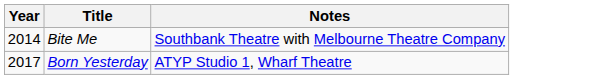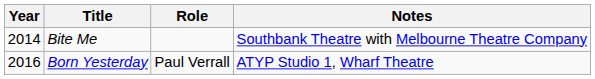+ column: (192, 16)
(24, 62) 2017 -> (24, 62) 2016
